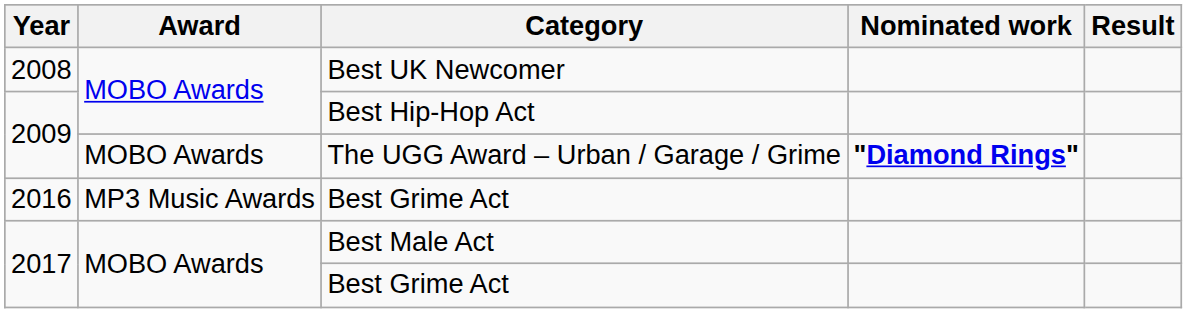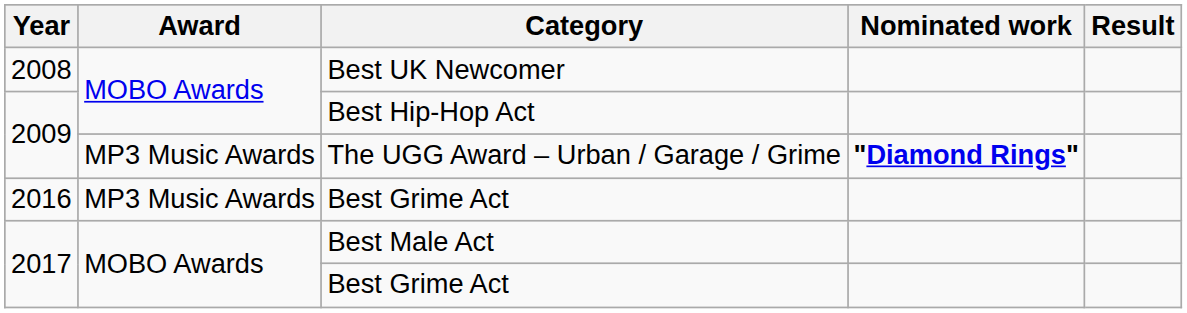(174, 155) MOBO Awards -> (200, 155) MP3 Music Awards
